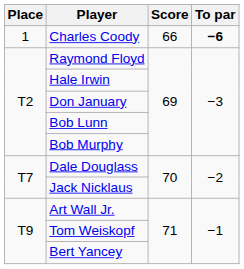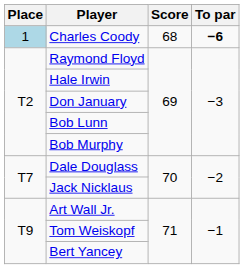(25, 36) no background -> (25, 36) lightblue background
(170, 36) 66 -> (170, 36) 68
